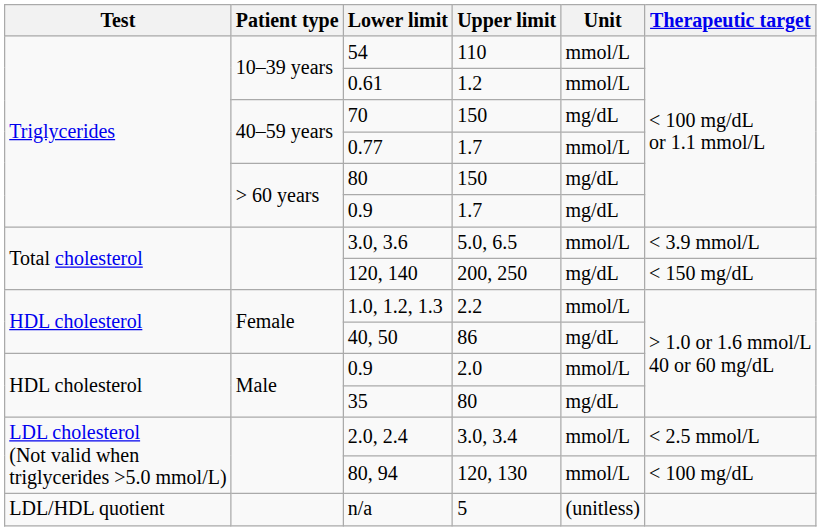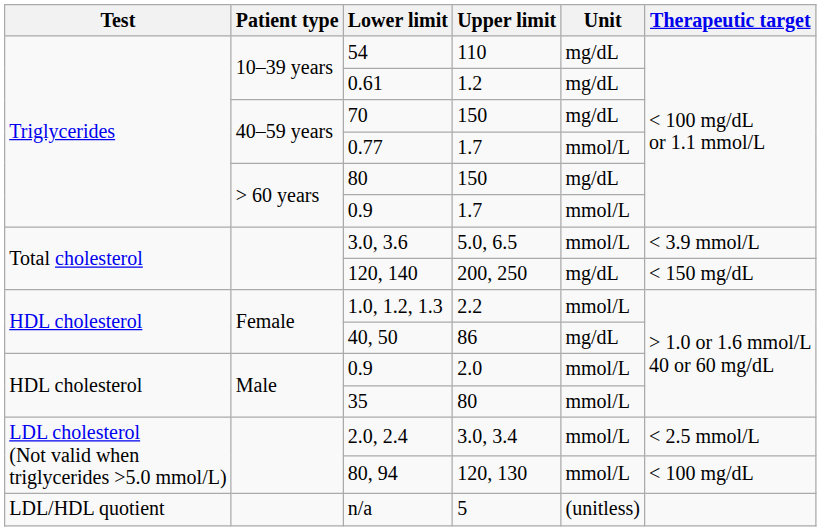(598, 52) mmol/L -> (592, 52) mg/dL
(598, 83) mmol/L -> (592, 83) mg/dL
(592, 210) mg/dL -> (598, 210) mmol/L
(592, 400) mg/dL -> (598, 400) mmol/L
